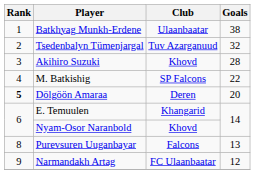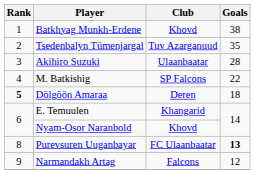(183, 29) Ulaanbaatar -> (183, 29) Khovd
(235, 45) 32 -> (235, 45) 35
(183, 62) Khovd -> (183, 62) Ulaanbaatar
(235, 95) 20 -> (235, 95) 18
(183, 144) Falcons -> (183, 144) FC Ulaanbaatar
(235, 144) normal -> (235, 144) bold
(183, 161) FC Ulaanbaatar -> (183, 161) Falcons
